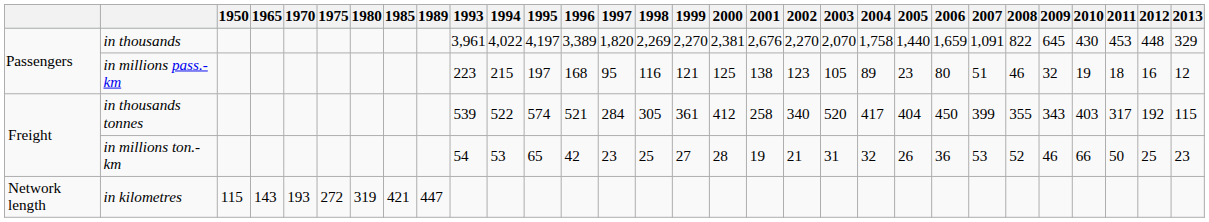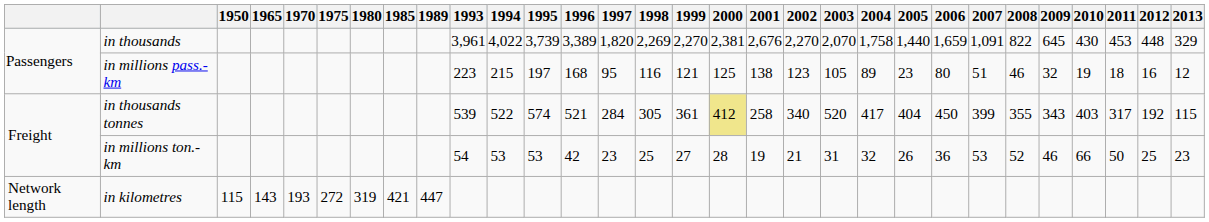(543, 40) 4,197 -> (543, 40) 3,739
(724, 114) no background -> (724, 114) khaki background
(535, 155) 65 -> (535, 155) 53
